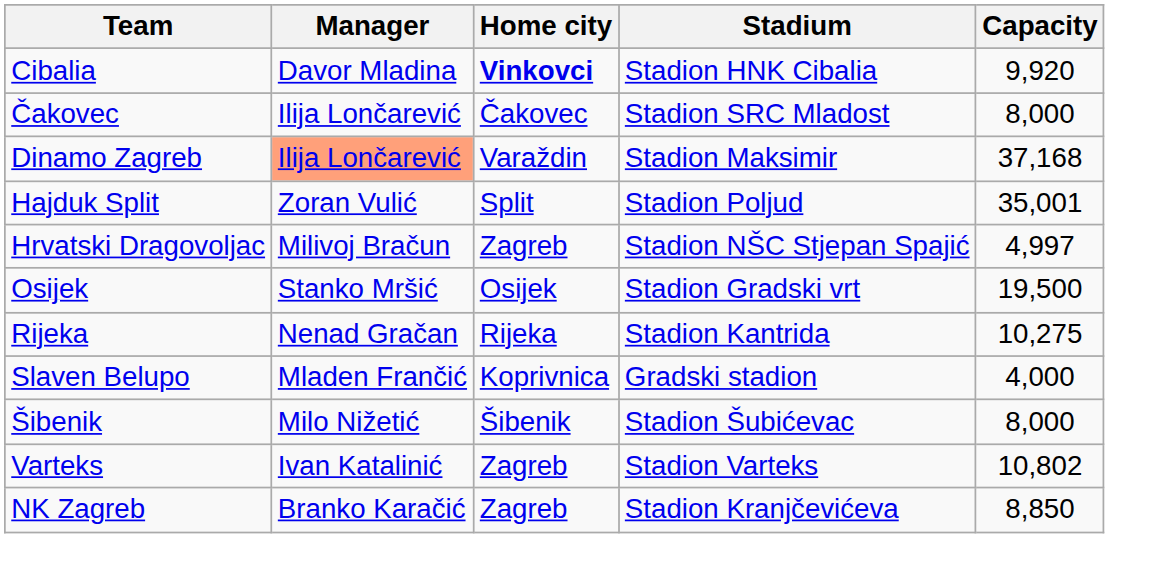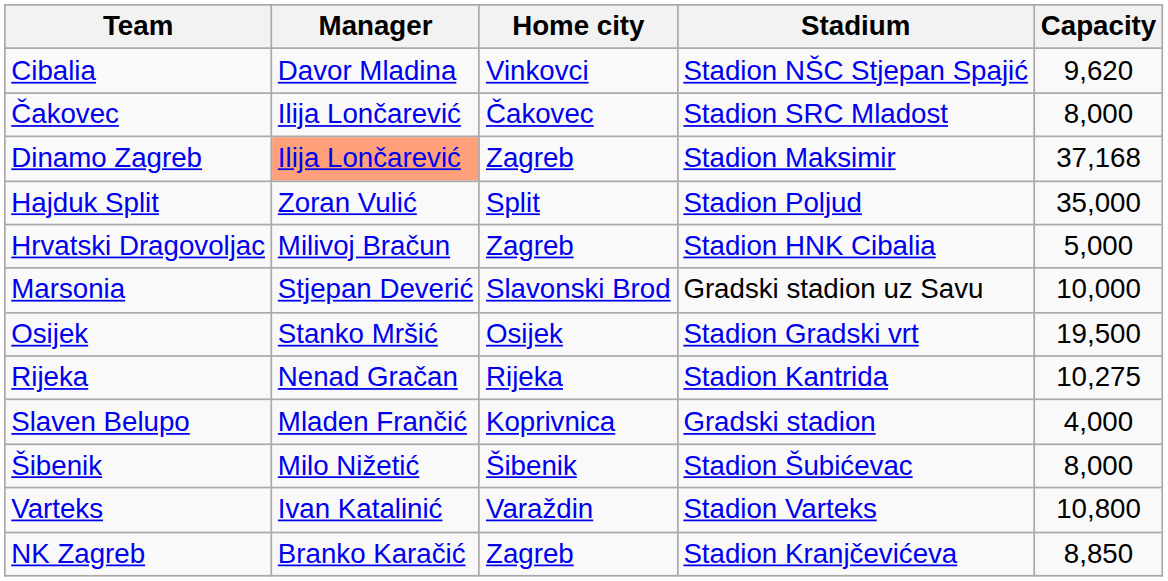(536, 70) bold -> (537, 70) normal
(751, 70) Stadion HNK Cibalia -> (856, 70) Stadion NŠC Stjepan Spajić
(1040, 70) 9,920 -> (1099, 70) 9,620
(533, 158) Varaždin -> (530, 158) Zagreb
(1040, 202) 35,001 -> (1098, 202) 35,000
(797, 245) Stadion NŠC Stjepan Spajić -> (810, 245) Stadion HNK Cibalia
(1040, 245) 4,997 -> (1099, 245) 5,000
+ row: (68, 289)
(524, 465) Zagreb -> (540, 509) Varaždin
(1040, 465) 10,802 -> (1098, 509) 10,800
